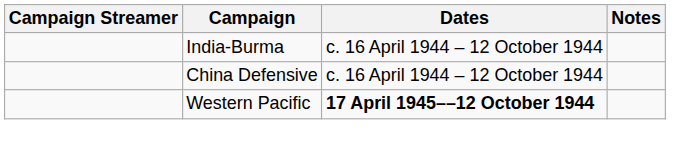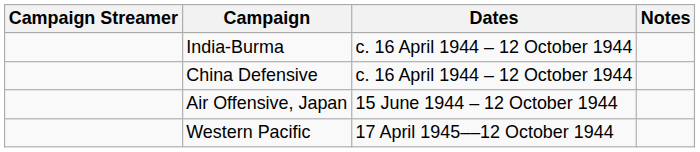+ row: (267, 103)
(460, 103) bold -> (485, 132) normal
